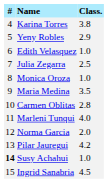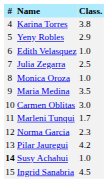(85, 104) 2.8 -> (85, 104) 3.0
(85, 118) 4.0 -> (85, 118) 1.7
(85, 131) 2.0 -> (85, 131) 2.3
